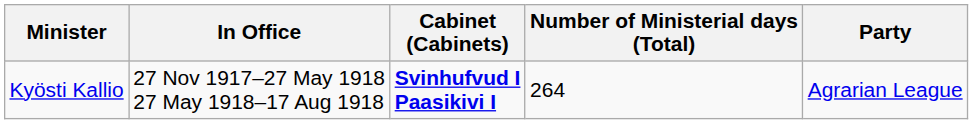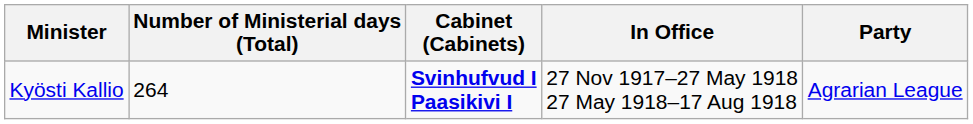columns swapped: (259, 32) <-> (664, 32)
